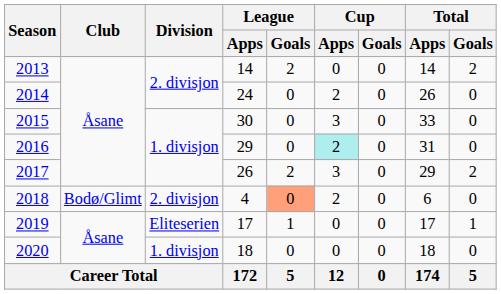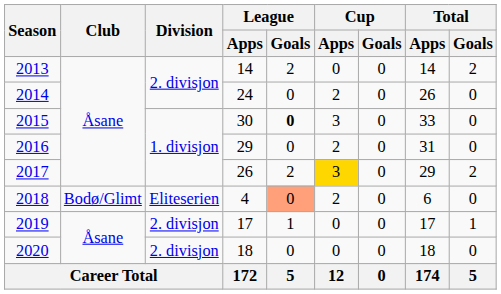(290, 120) normal -> (290, 120) bold
(336, 146) paleturquoise background -> (336, 146) no background
(336, 172) no background -> (336, 172) gold background
(184, 198) 2. divisjon -> (184, 198) Eliteserien
(184, 224) Eliteserien -> (184, 224) 2. divisjon
(184, 250) 1. divisjon -> (184, 250) 2. divisjon
